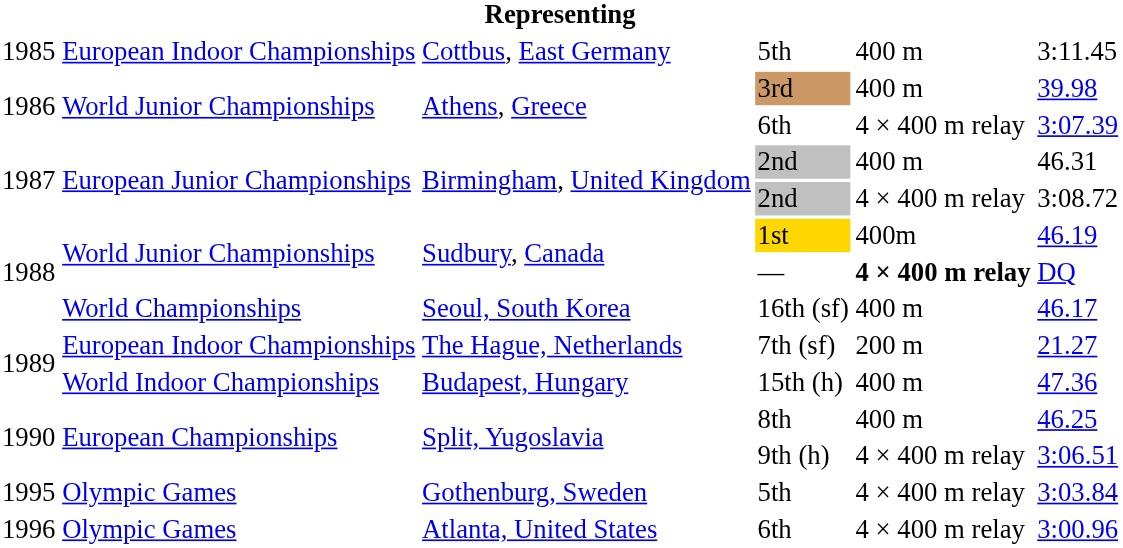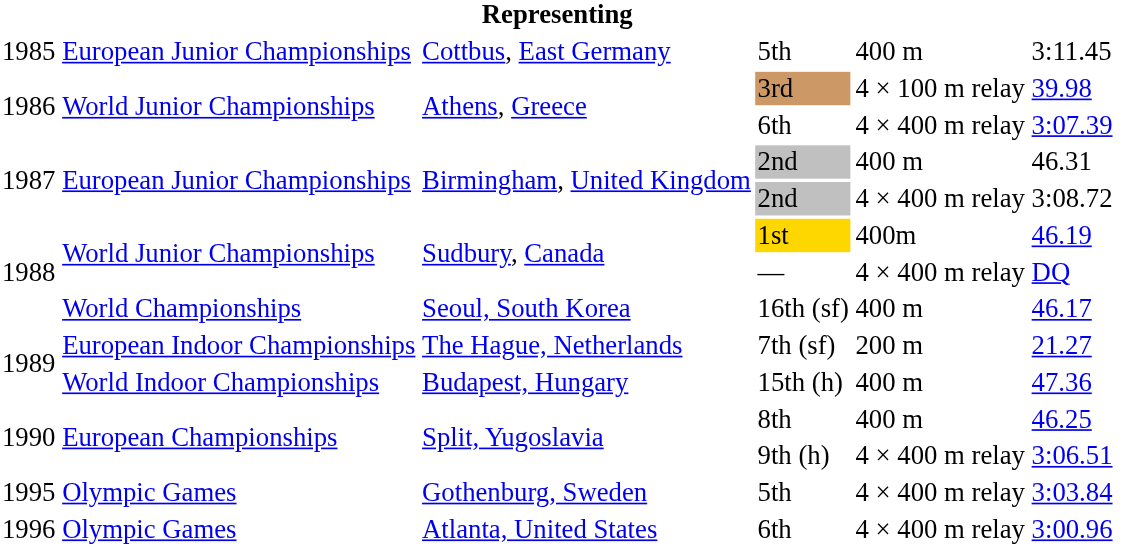(239, 51) European Indoor Championships -> (237, 51) European Junior Championships
(889, 88) 400 m -> (940, 88) 4 × 100 m relay
(943, 271) bold -> (940, 271) normal
